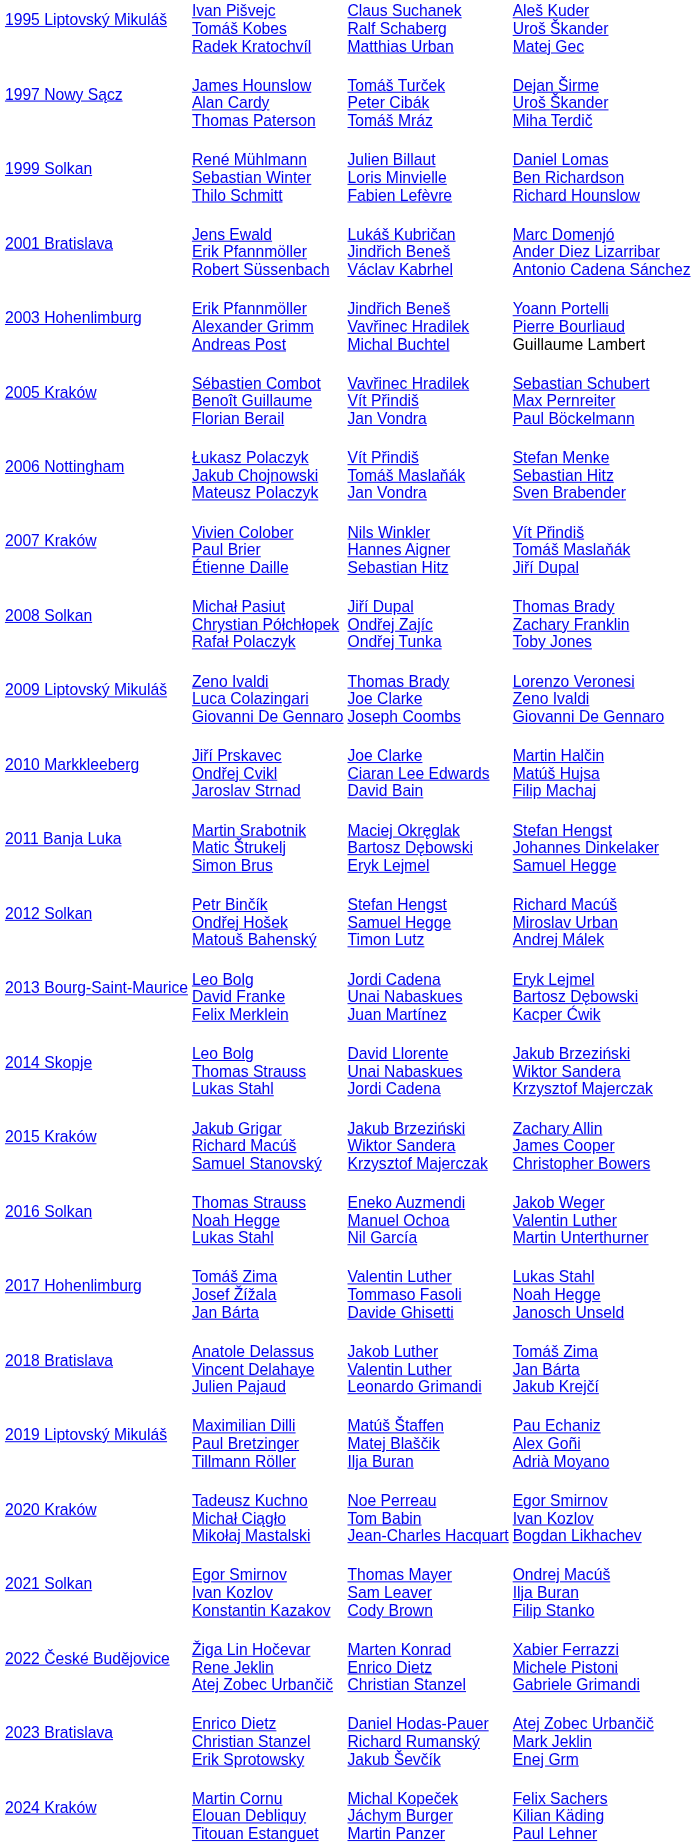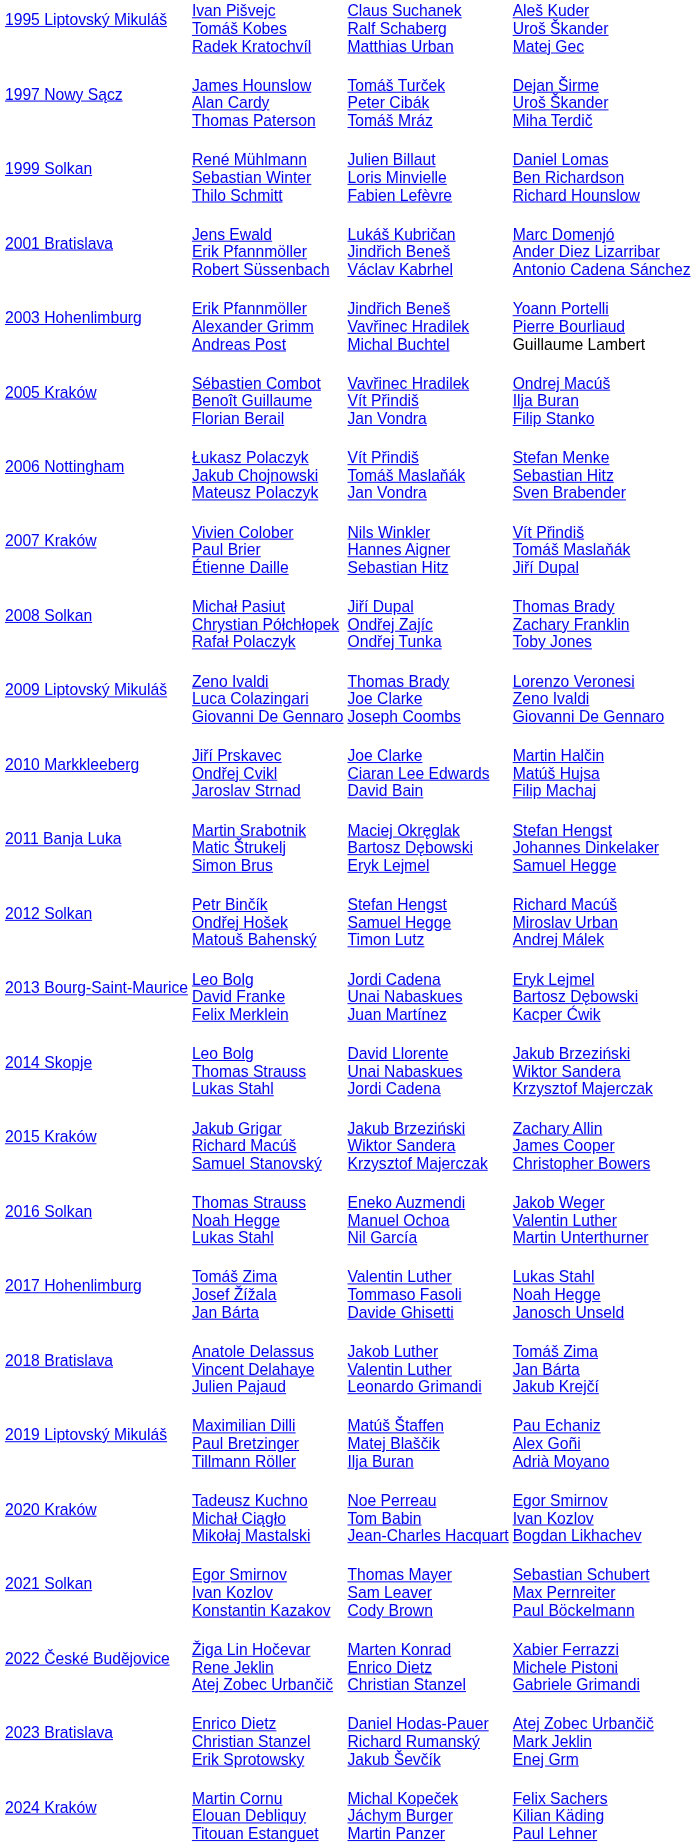(581, 401) Sebastian Schubert Max Pernreiter Paul Böckelmann -> (561, 401) Ondrej Macúš Ilja Buran Filip Stanko
(561, 1593) Ondrej Macúš Ilja Buran Filip Stanko -> (581, 1593) Sebastian Schubert Max Pernreiter Paul Böckelmann
